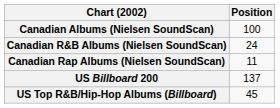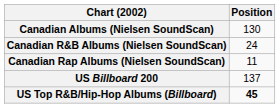(252, 29) 100 -> (252, 29) 130
(252, 95) normal -> (252, 95) bold
